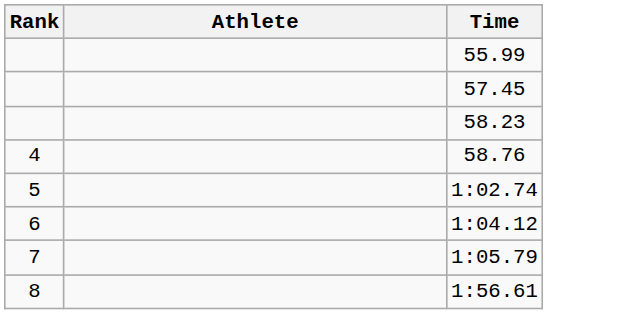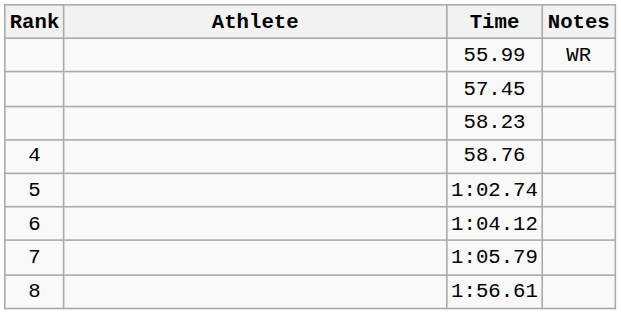+ column: (579, 22)
